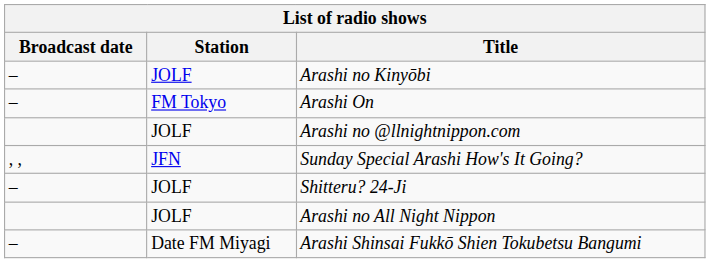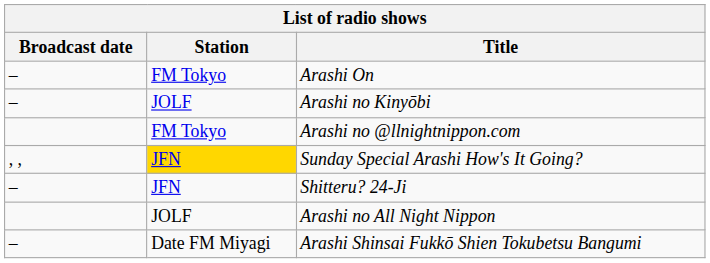rows swapped: (365, 74) <-> (337, 103)
(171, 131) JOLF -> (189, 131) FM Tokyo
(166, 159) no background -> (166, 159) gold background
(171, 187) JOLF -> (166, 187) JFN
